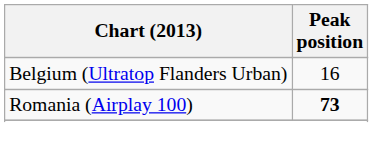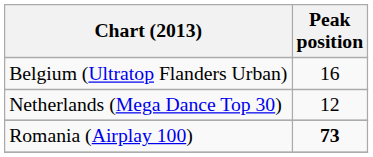+ row: (145, 104)
